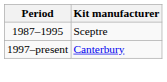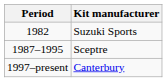+ row: (105, 31)
